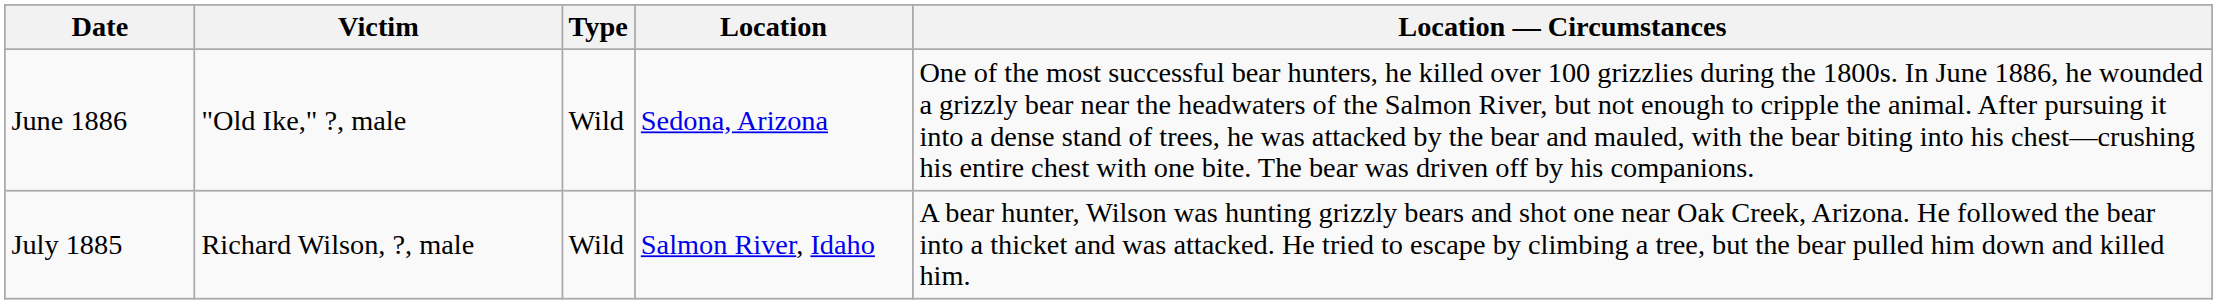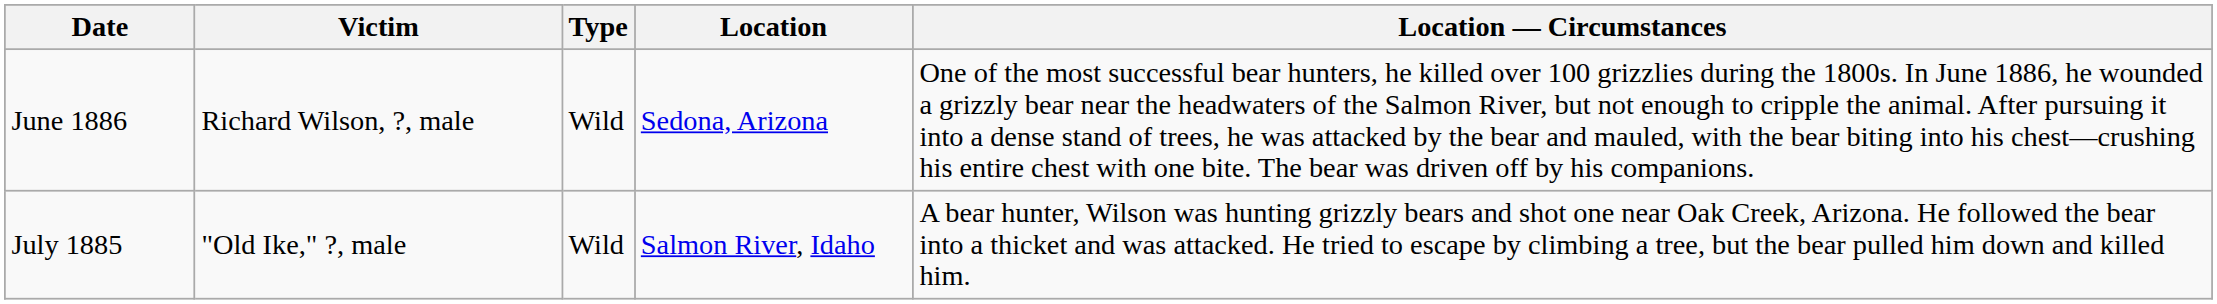(304, 119) "Old Ike," ?, male -> (338, 119) Richard Wilson, ?, male
(338, 244) Richard Wilson, ?, male -> (304, 244) "Old Ike," ?, male
